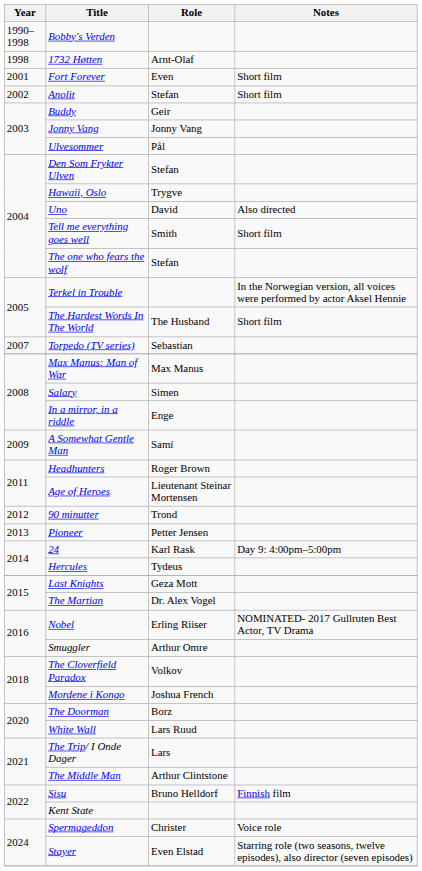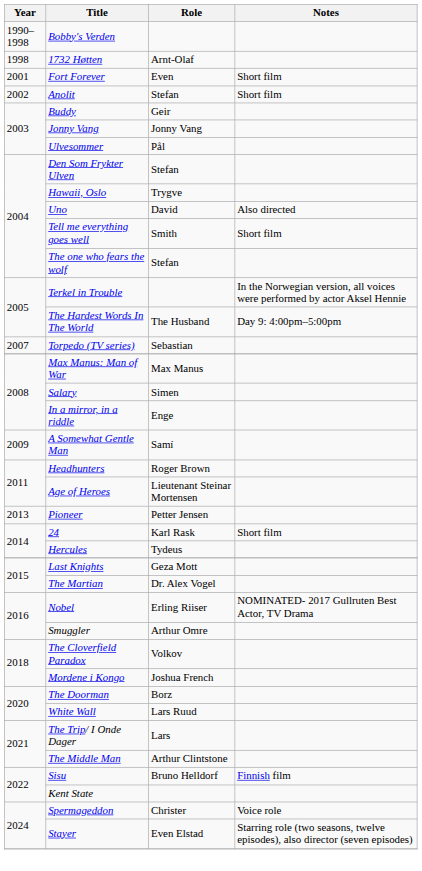(259, 322) Short film -> (289, 322) Day 9: 4:00pm–5:00pm
- row: (73, 515)
(289, 549) Day 9: 4:00pm–5:00pm -> (259, 532) Short film
